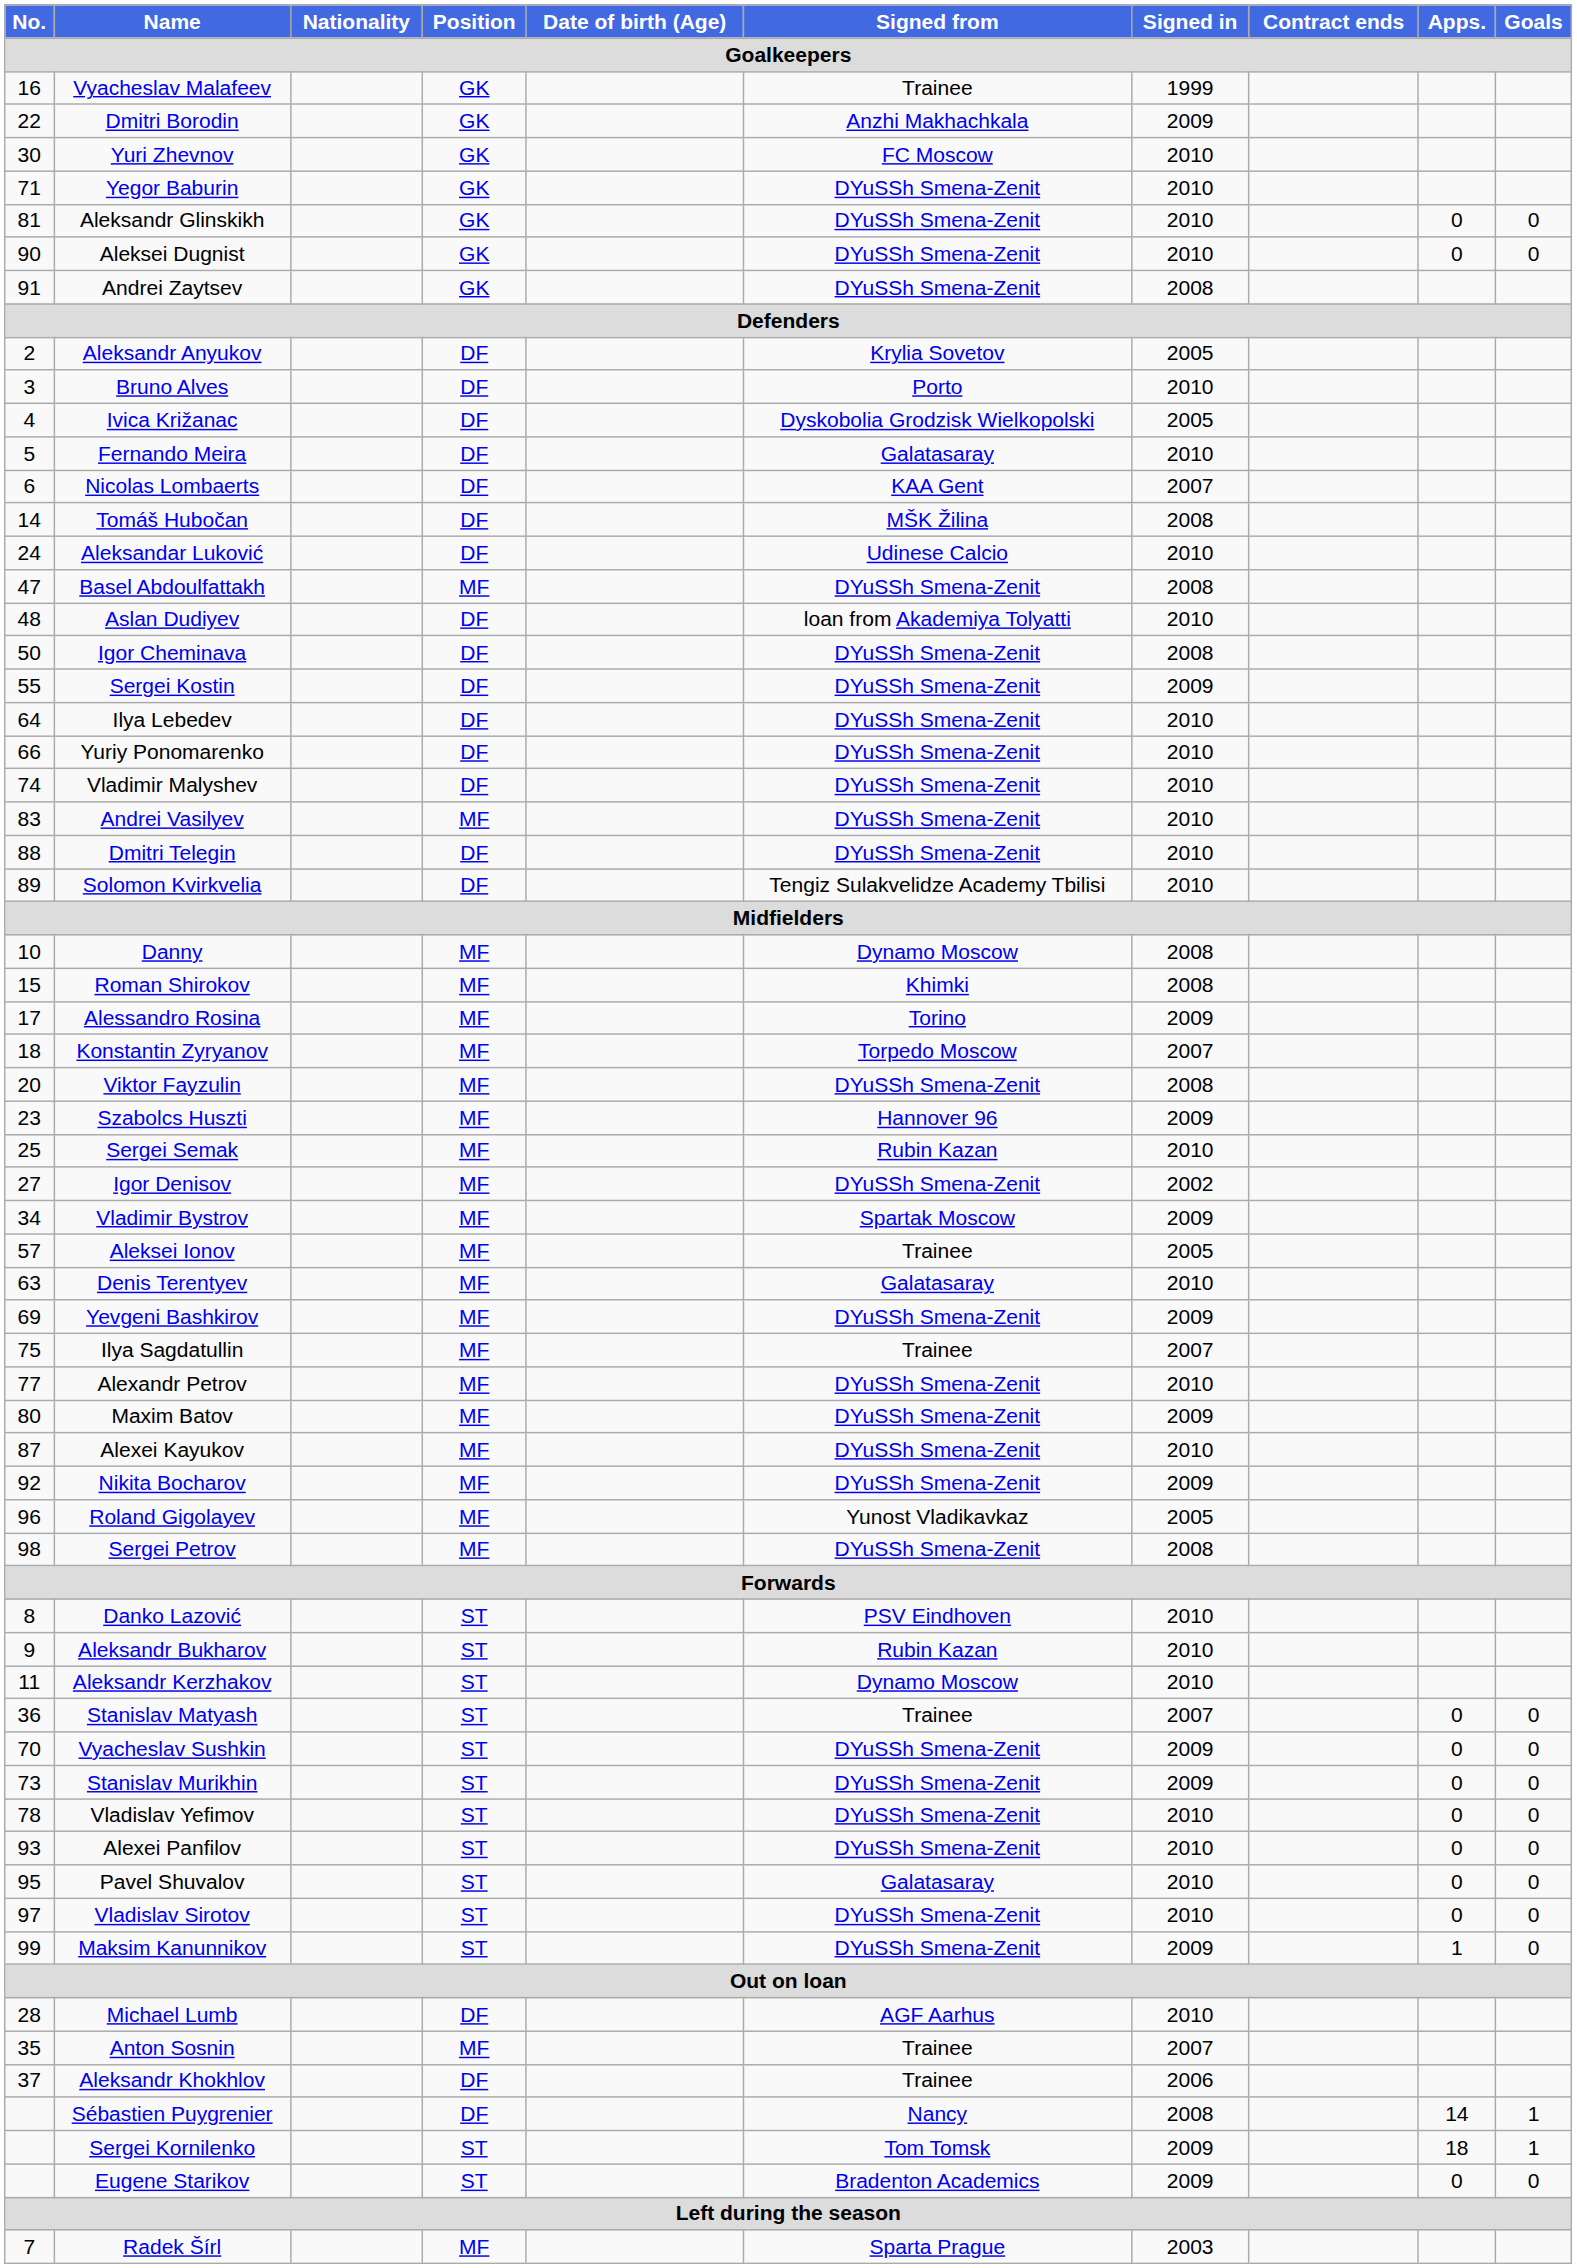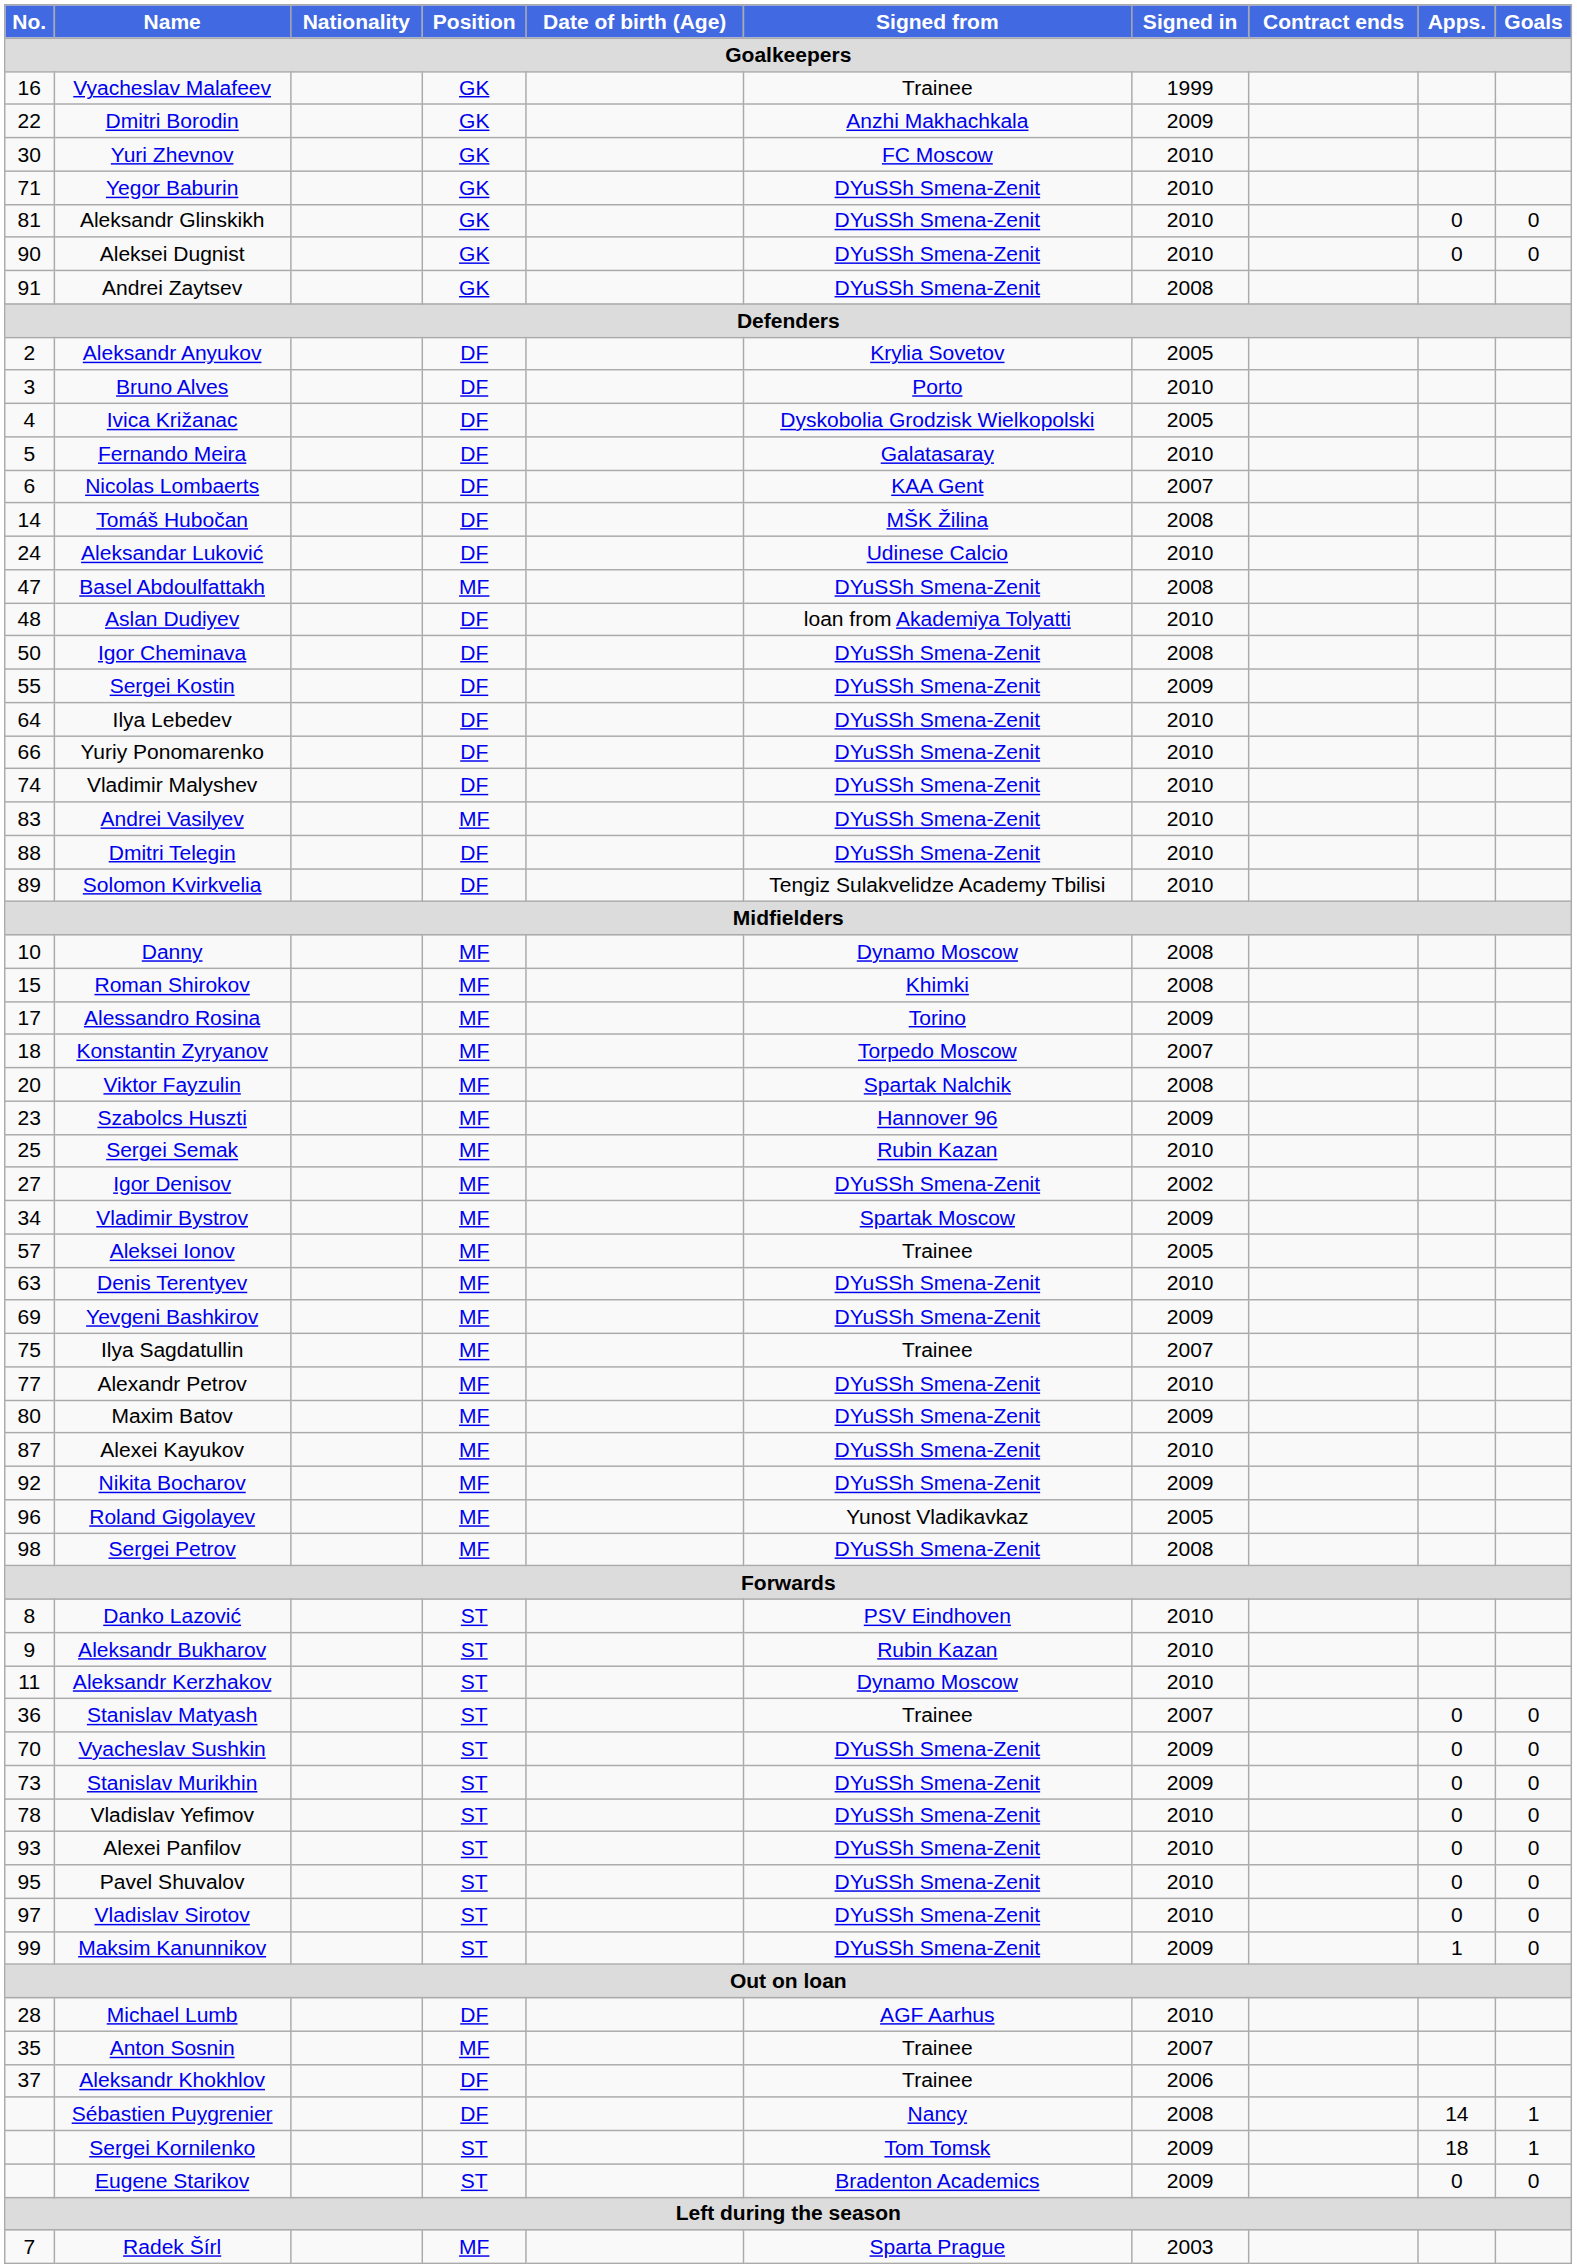(937, 1085) DYuSSh Smena-Zenit -> (937, 1085) Spartak Nalchik
(937, 1284) Galatasaray -> (937, 1284) DYuSSh Smena-Zenit
(937, 1882) Galatasaray -> (937, 1882) DYuSSh Smena-Zenit
